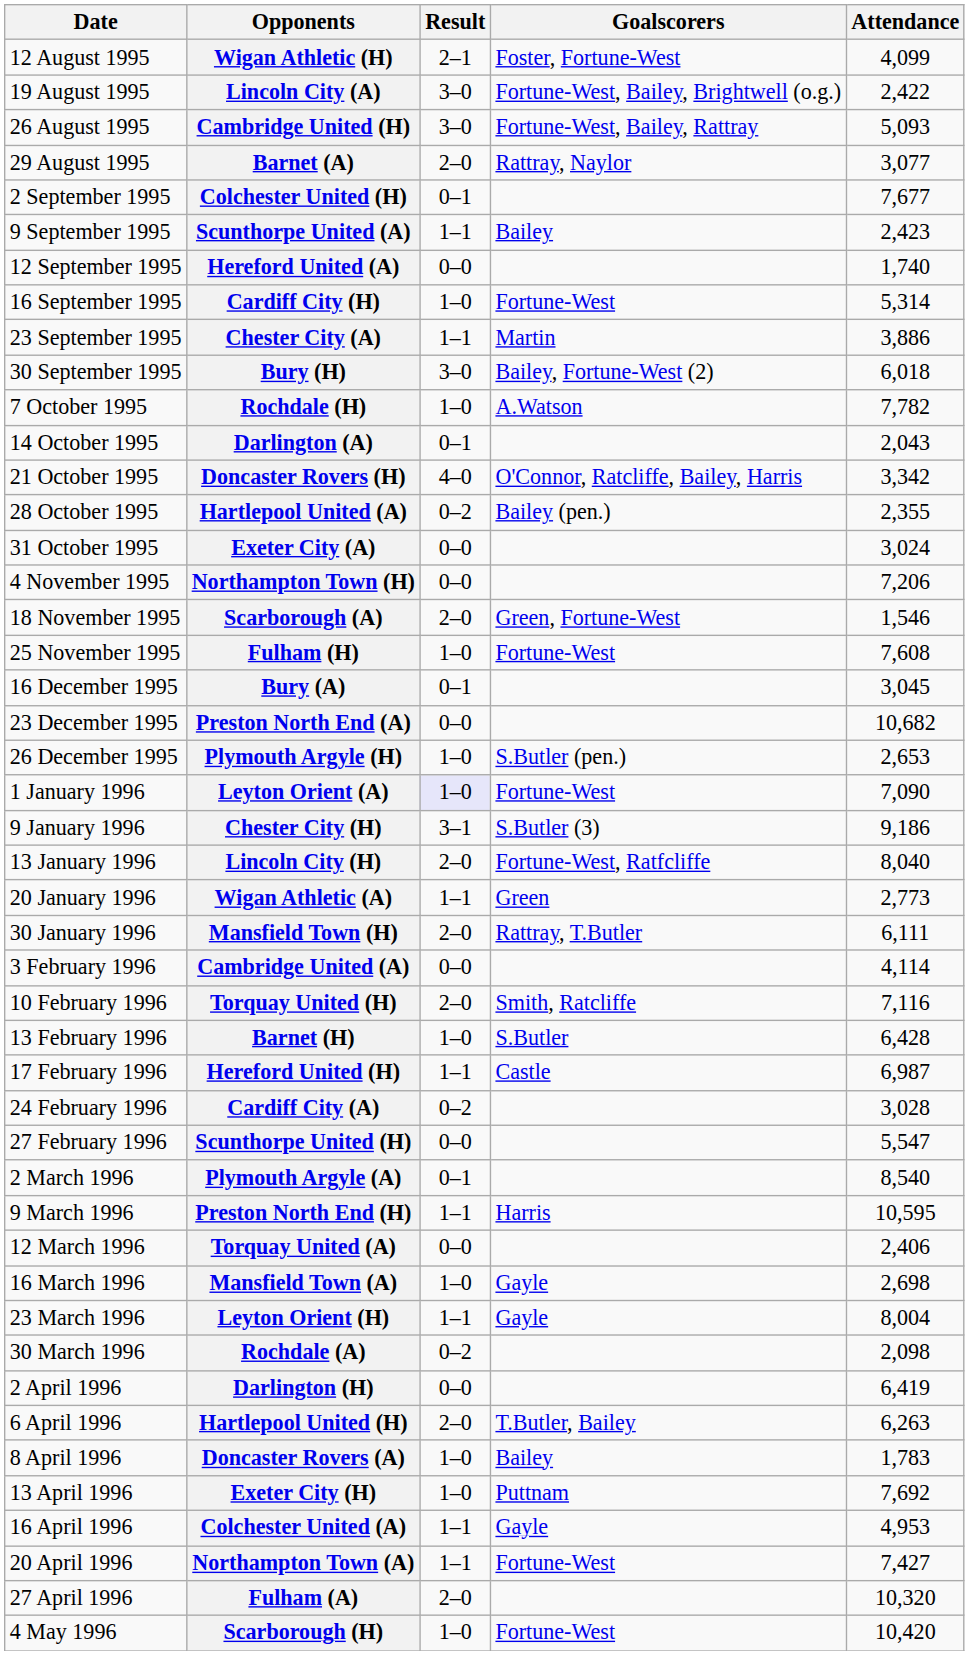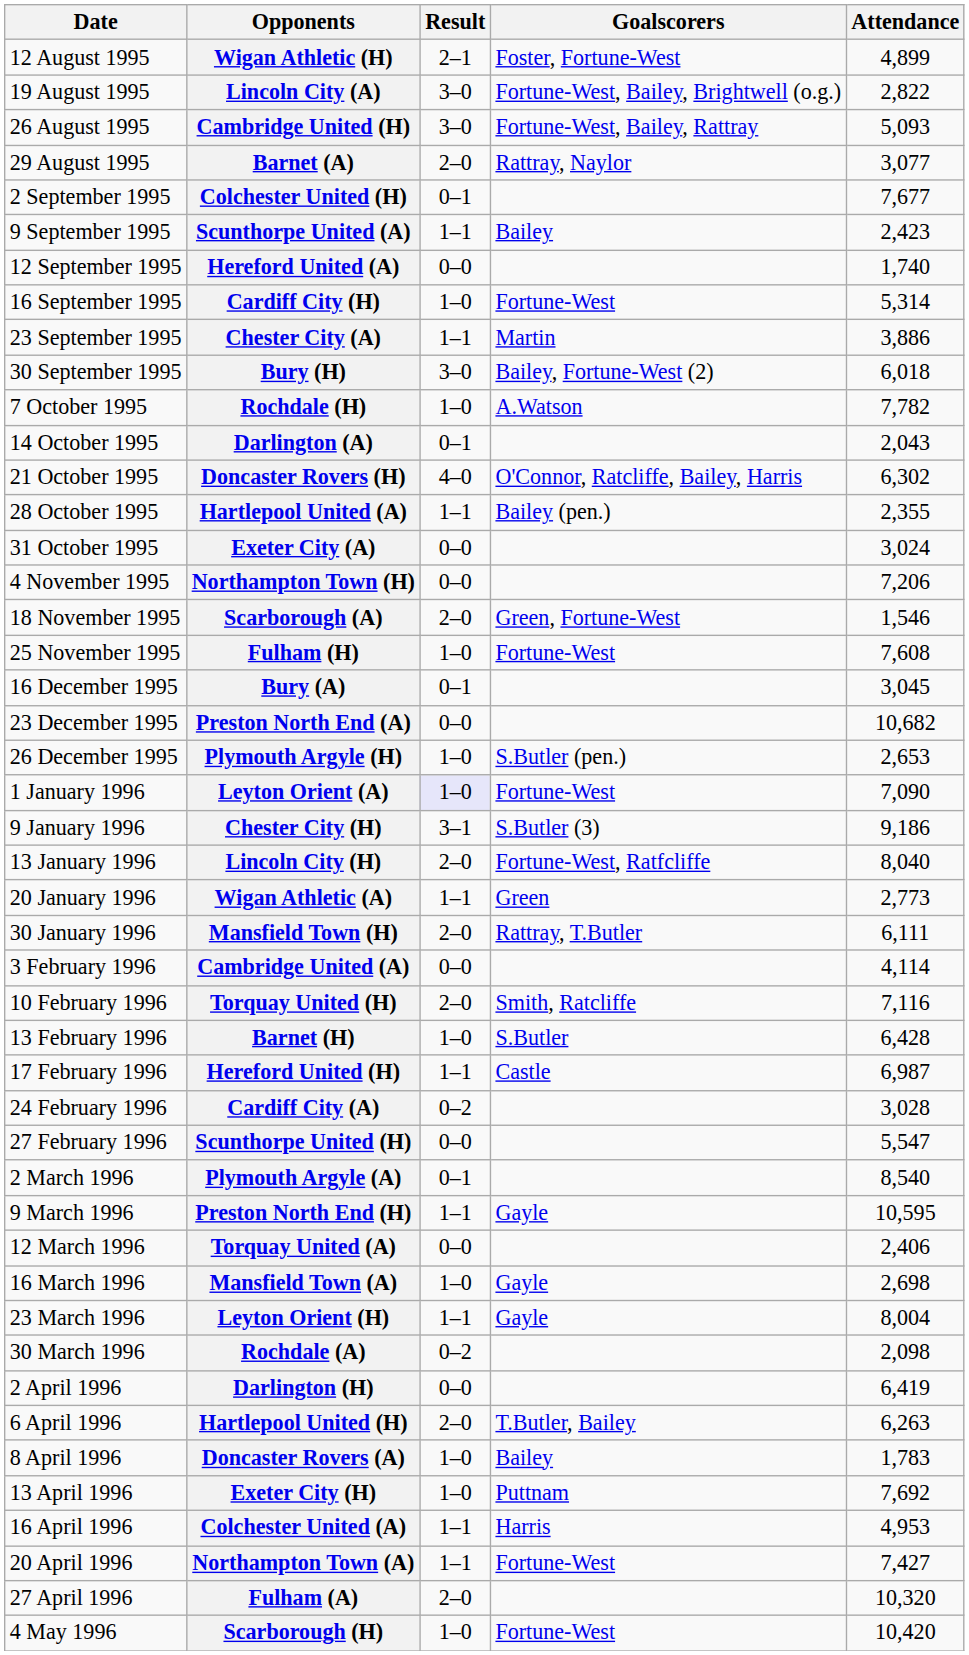(905, 57) 4,099 -> (905, 57) 4,899
(905, 92) 2,422 -> (905, 92) 2,822
(905, 477) 3,342 -> (905, 477) 6,302
(455, 512) 0–2 -> (455, 512) 1–1
(523, 1212) Harris -> (522, 1212) Gayle
(522, 1527) Gayle -> (523, 1527) Harris
